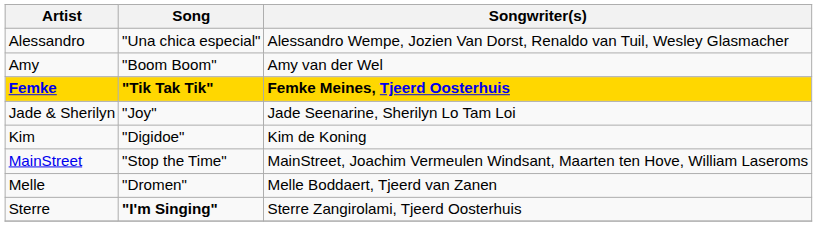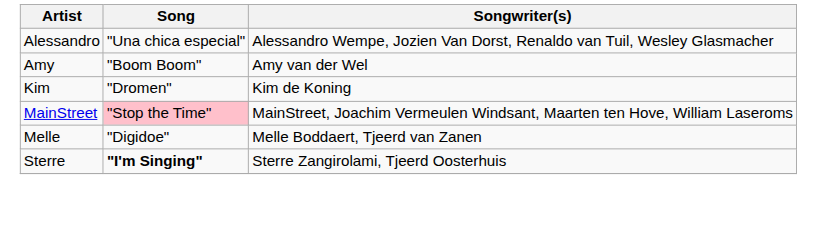- row: (33, 88)
- row: (62, 112)
(153, 137) "Digidoe" -> (139, 88) "Dromen"
(174, 161) no background -> (159, 112) pink background
(155, 185) "Dromen" -> (138, 137) "Digidoe"
